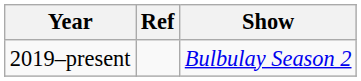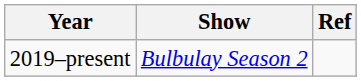columns swapped: (268, 22) <-> (158, 22)
